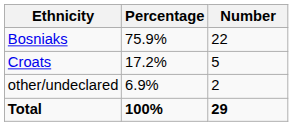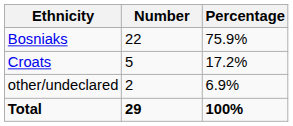columns swapped: (248, 16) <-> (165, 16)
